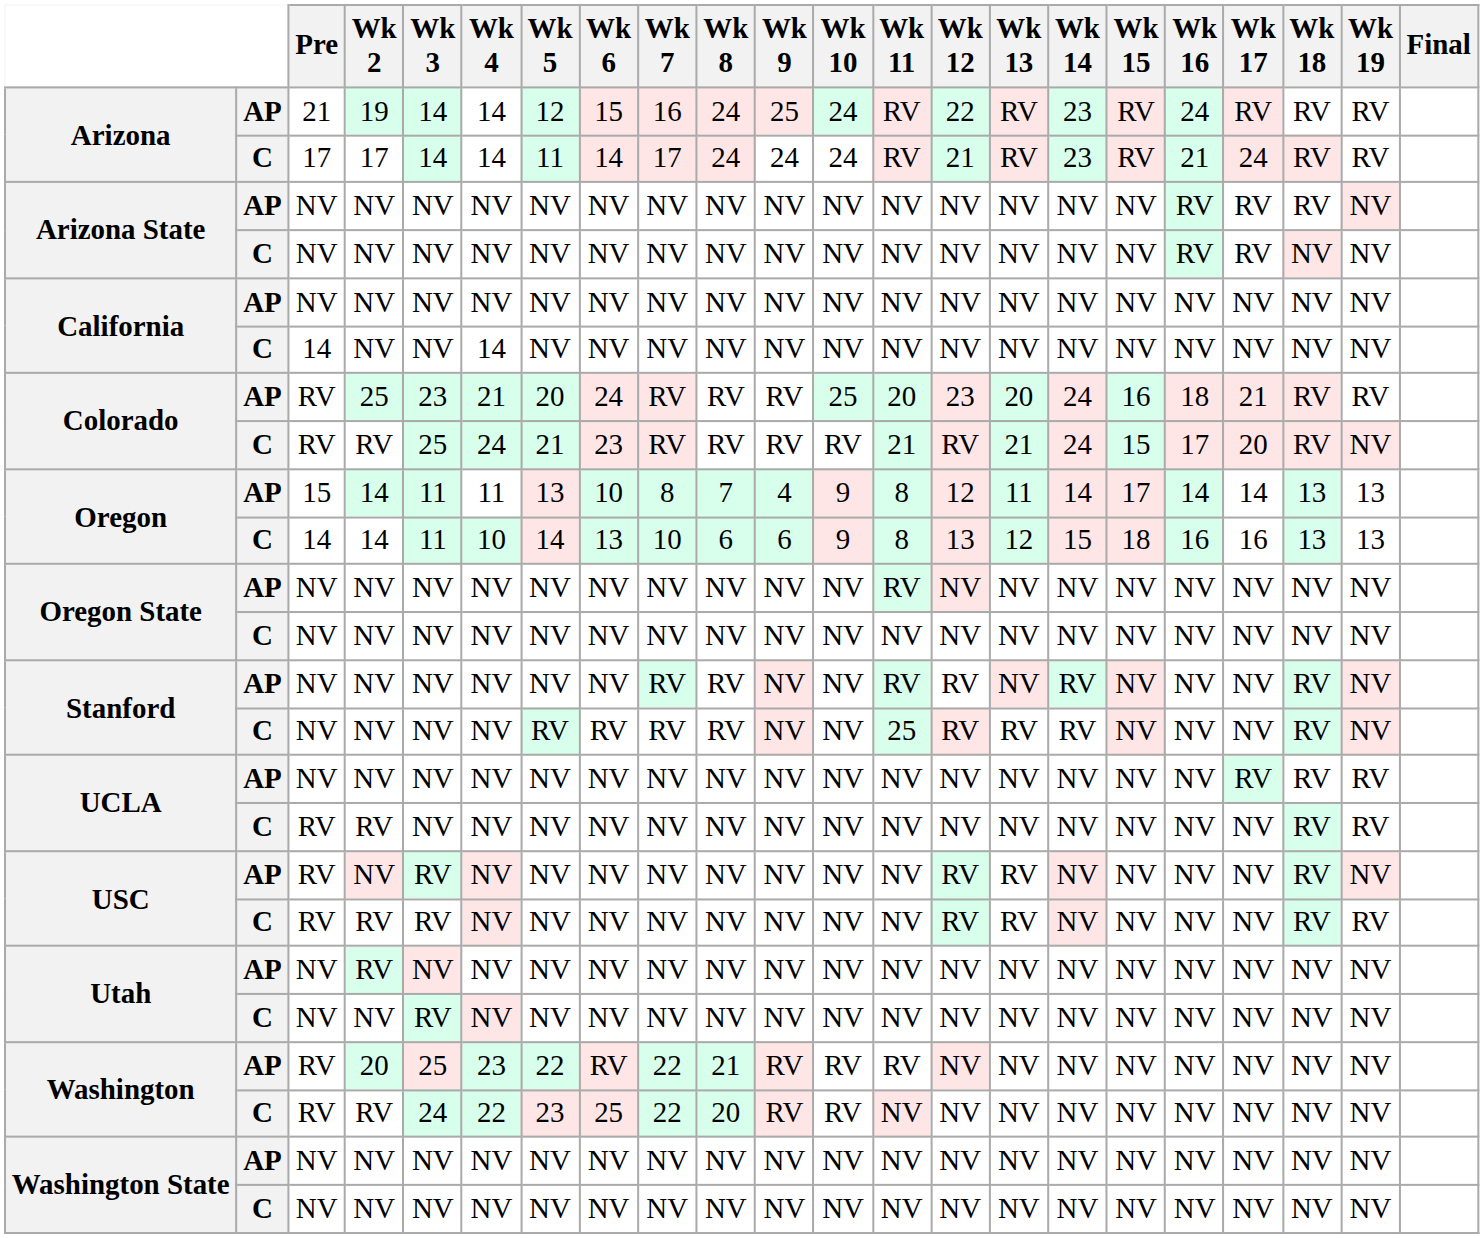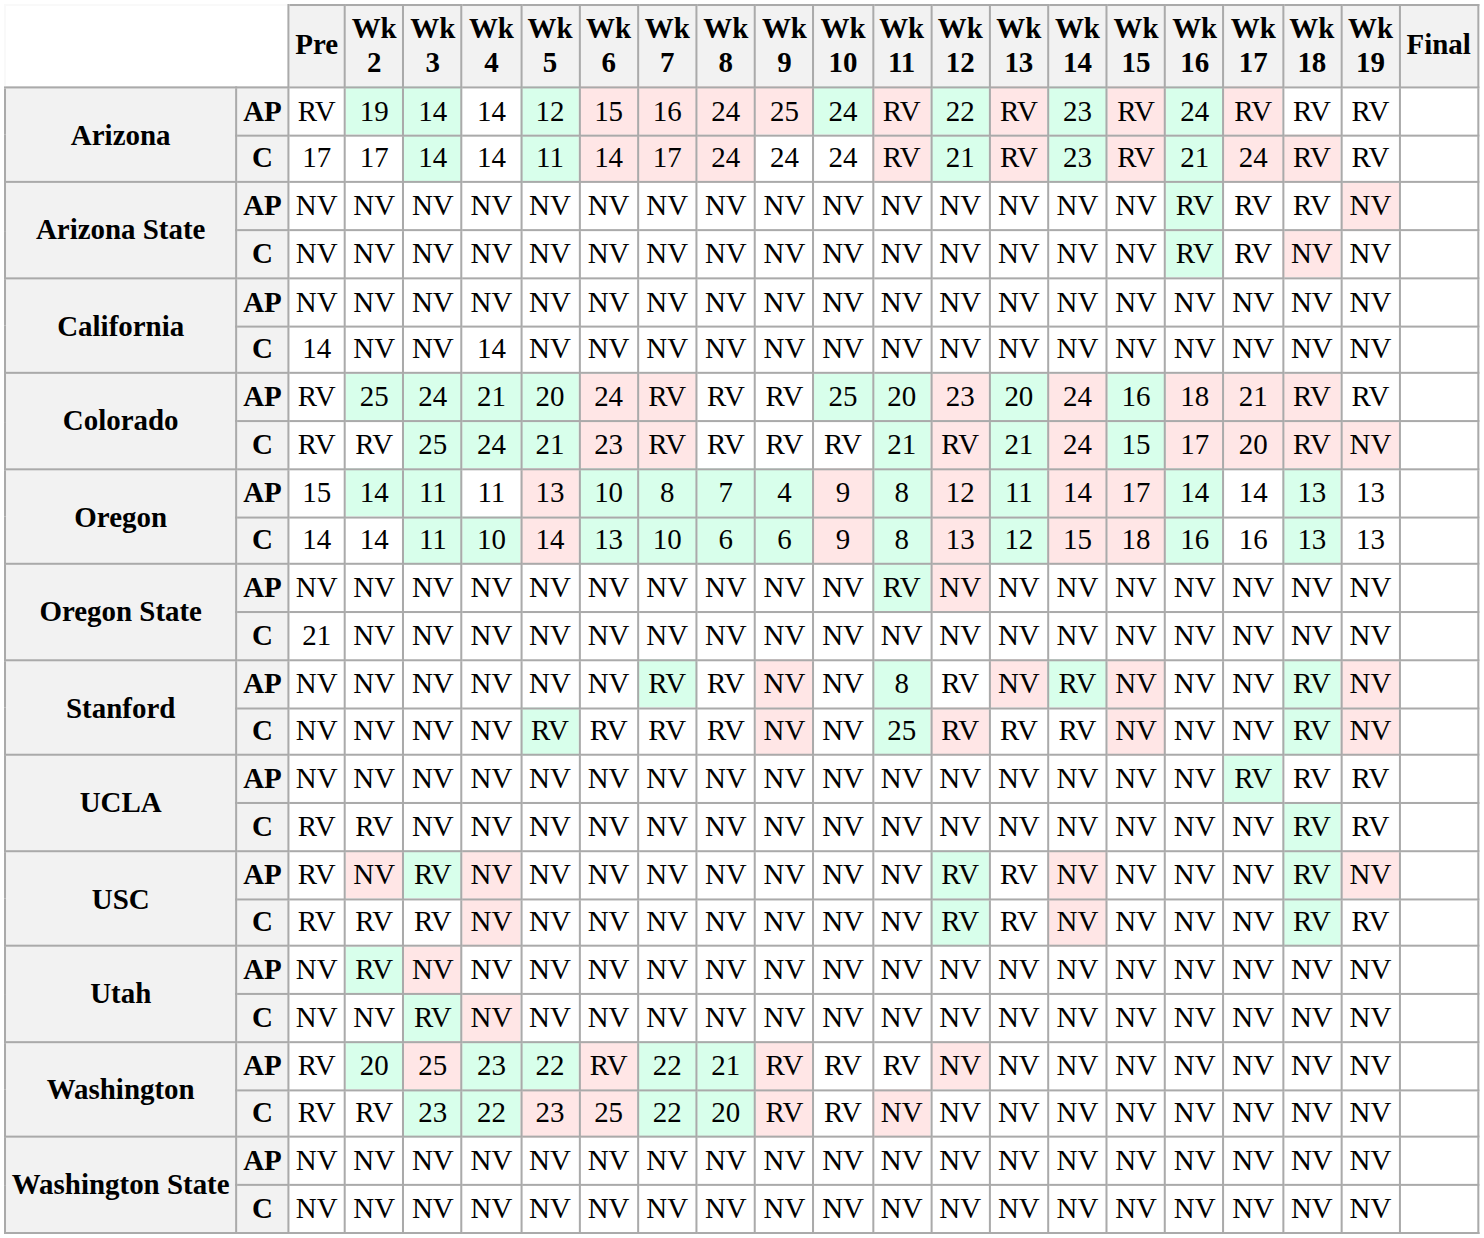(317, 110) 21 -> (317, 110) RV
(433, 397) 23 -> (433, 397) 24
(317, 635) NV -> (317, 635) 21
(902, 683) RV -> (902, 683) 8
(433, 1113) 24 -> (433, 1113) 23
